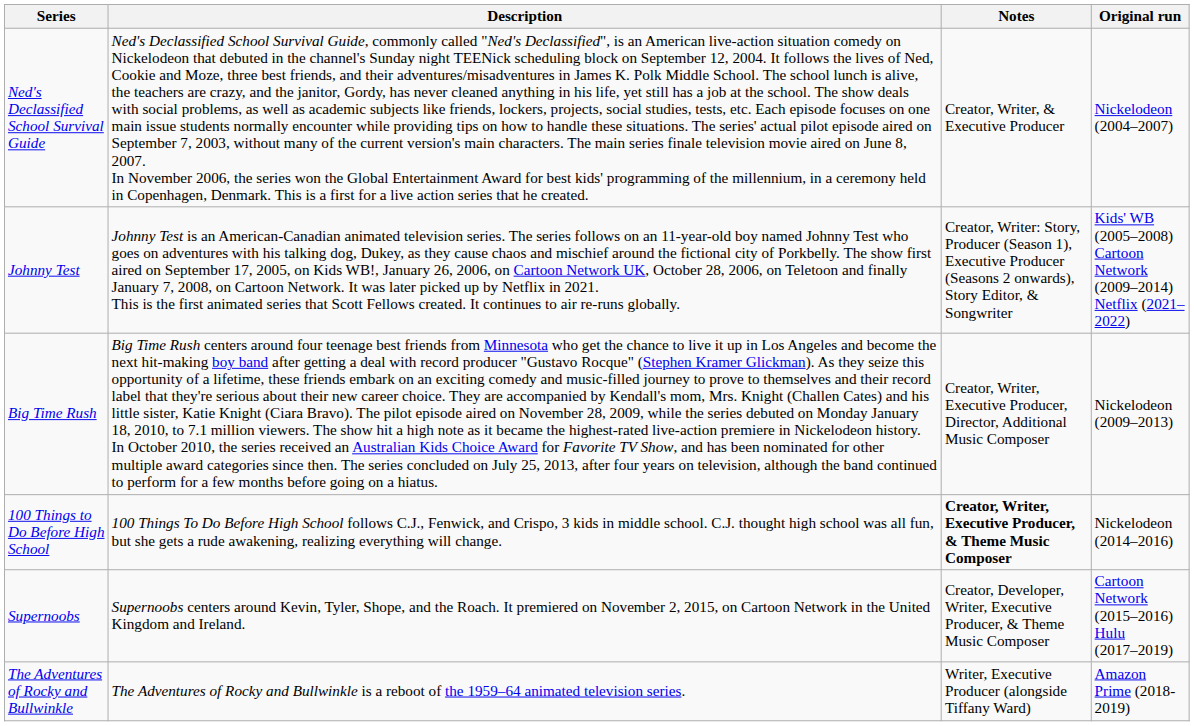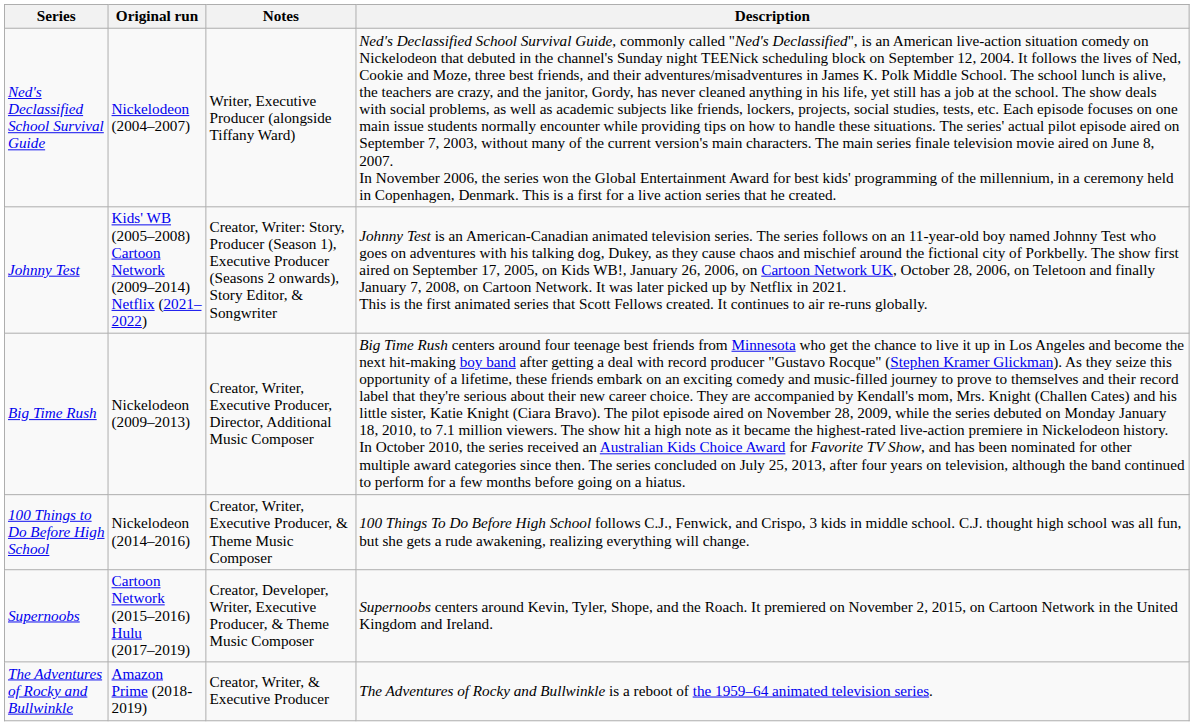columns swapped: (1140, 16) <-> (525, 16)
(1005, 117) Creator, Writer, & Executive Producer -> (271, 117) Writer, Executive Producer (alongside Tiffany Ward)
(1010, 531) bold -> (279, 531) normal
(1006, 691) Writer, Executive Producer (alongside Tiffany Ward) -> (269, 691) Creator, Writer, & Executive Producer
